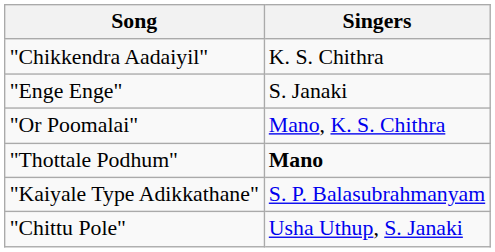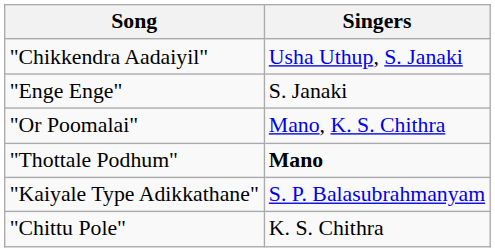(326, 56) K. S. Chithra -> (366, 56) Usha Uthup, S. Janaki
(366, 228) Usha Uthup, S. Janaki -> (326, 228) K. S. Chithra
